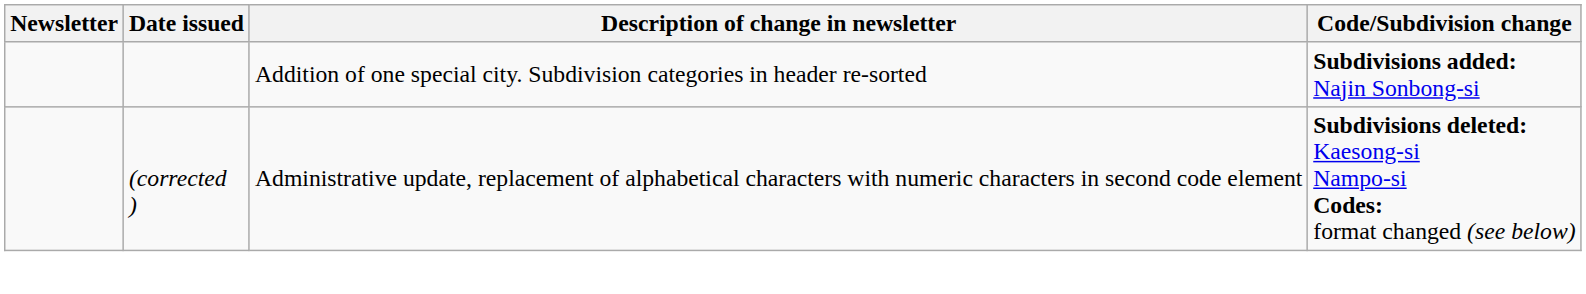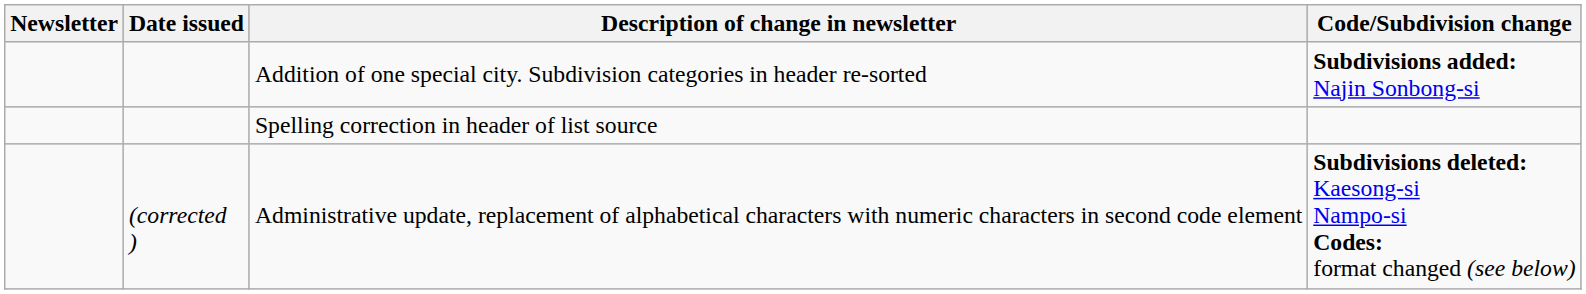+ row: (456, 125)
